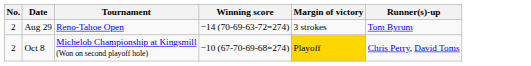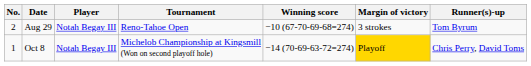+ column: (86, 12)
(245, 27) −14 (70-69-63-72=274) -> (310, 27) −10 (67-70-69-68=274)
(13, 48) 2 -> (13, 48) 1
(245, 48) −10 (67-70-69-68=274) -> (310, 48) −14 (70-69-63-72=274)
